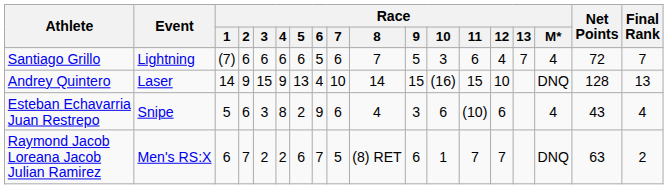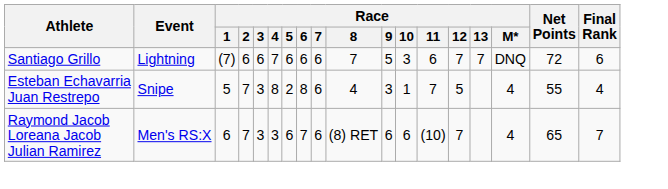(283, 59) 6 -> (275, 59) 7
(319, 59) 5 -> (304, 59) 6
(502, 59) 4 -> (460, 59) 7
(553, 59) 4 -> (510, 59) DNQ
(642, 59) 7 -> (600, 59) 6
- row: (59, 82)
(246, 112) 6 -> (246, 89) 7
(319, 112) 9 -> (304, 89) 8
(443, 112) 6 -> (407, 89) 1
(475, 112) (10) -> (433, 89) 7
(502, 112) 6 -> (460, 89) 5
(597, 112) 43 -> (554, 89) 55
(264, 158) 2 -> (260, 135) 3
(283, 158) 2 -> (275, 135) 3
(338, 158) 5 -> (318, 135) 6
(443, 158) 1 -> (407, 135) 6
(475, 158) 7 -> (433, 135) (10)
(553, 158) DNQ -> (510, 135) 4
(597, 158) 63 -> (554, 135) 65
(642, 158) 2 -> (600, 135) 7
